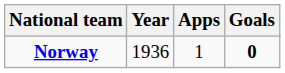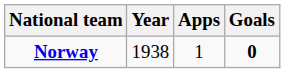(150, 51) 1936 -> (150, 51) 1938
